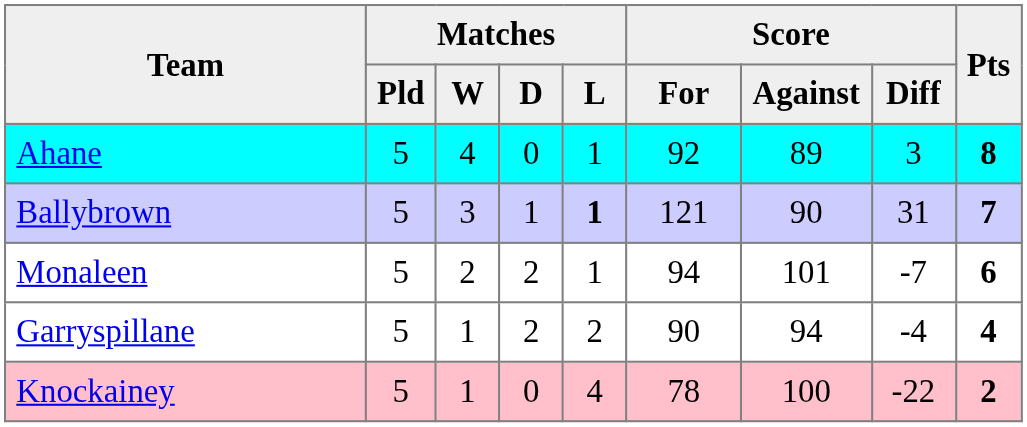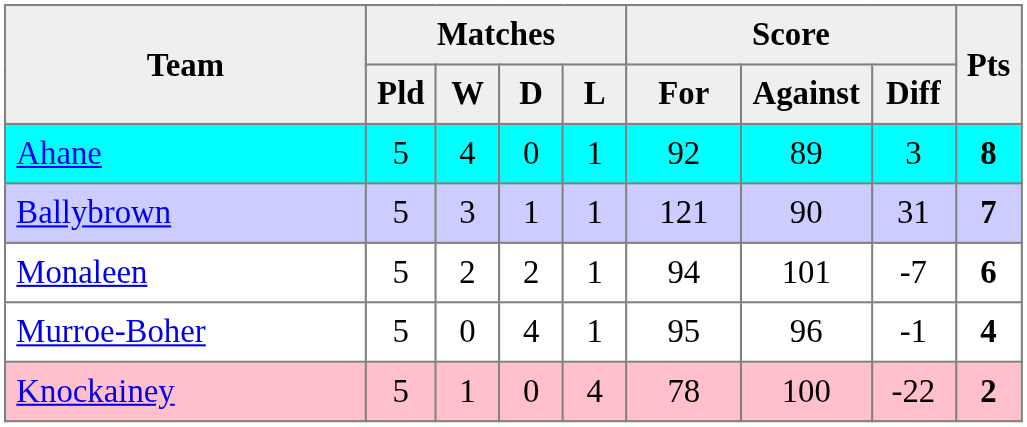(595, 212) bold -> (595, 212) normal
+ row: (111, 331)
- row: (106, 331)
